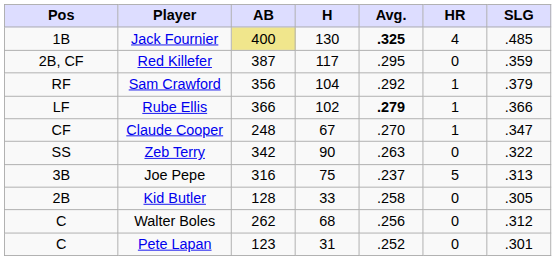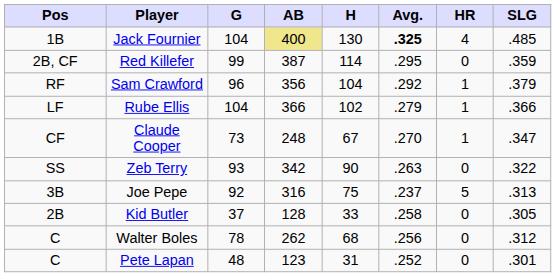+ column: (236, 15)
(327, 61) 117 -> (351, 61) 114
(391, 107) bold -> (408, 107) normal
